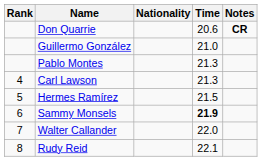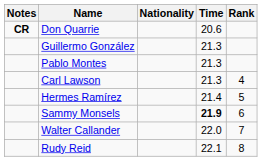columns swapped: (20, 13) <-> (240, 13)
(208, 47) 21.0 -> (211, 47) 21.3
(208, 97) 21.5 -> (211, 97) 21.4
